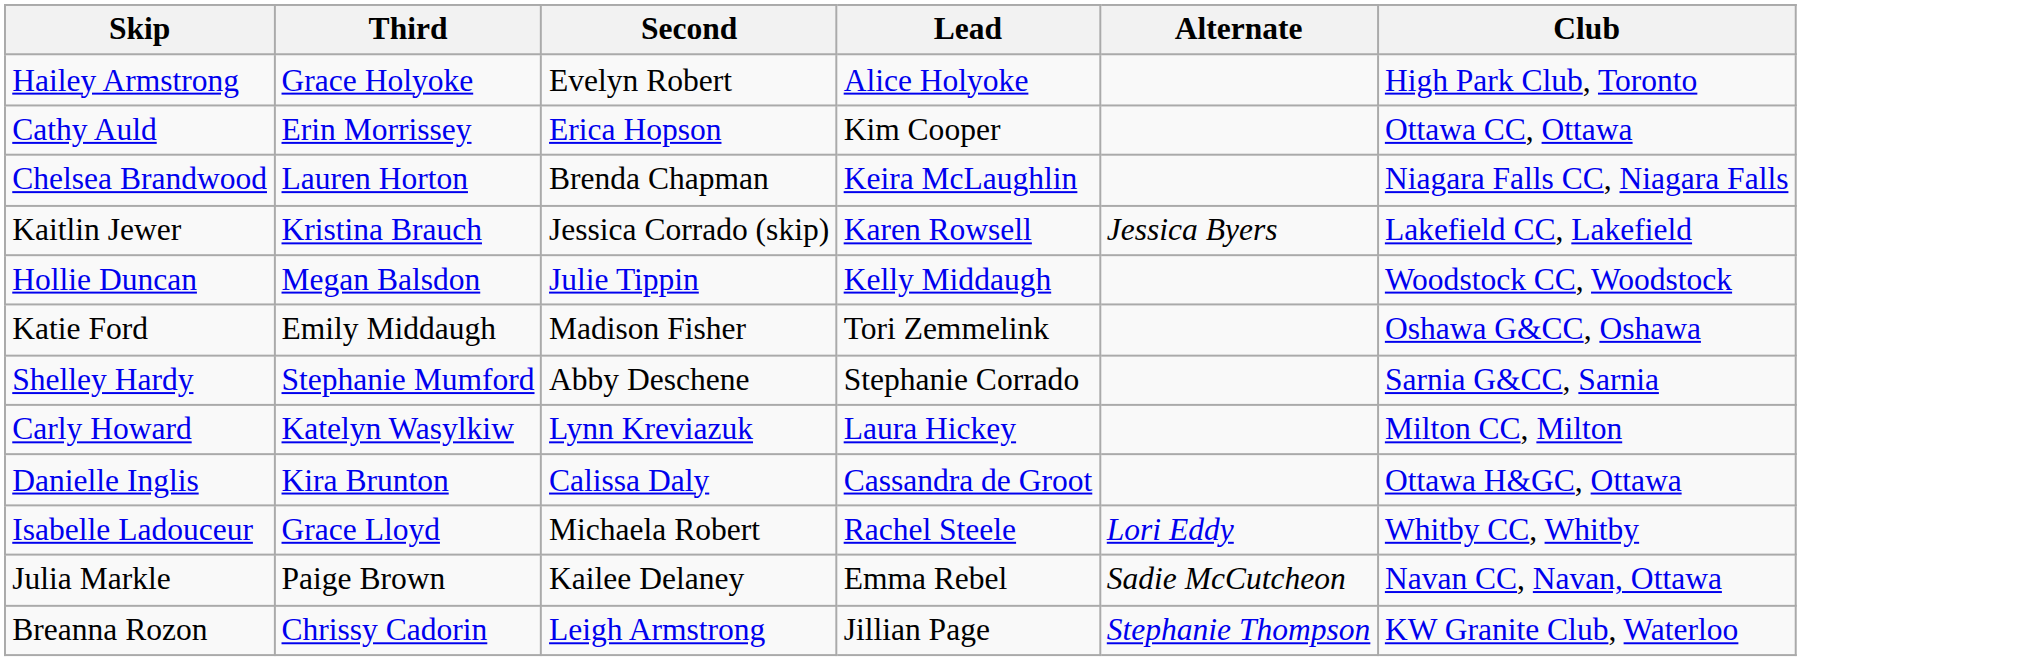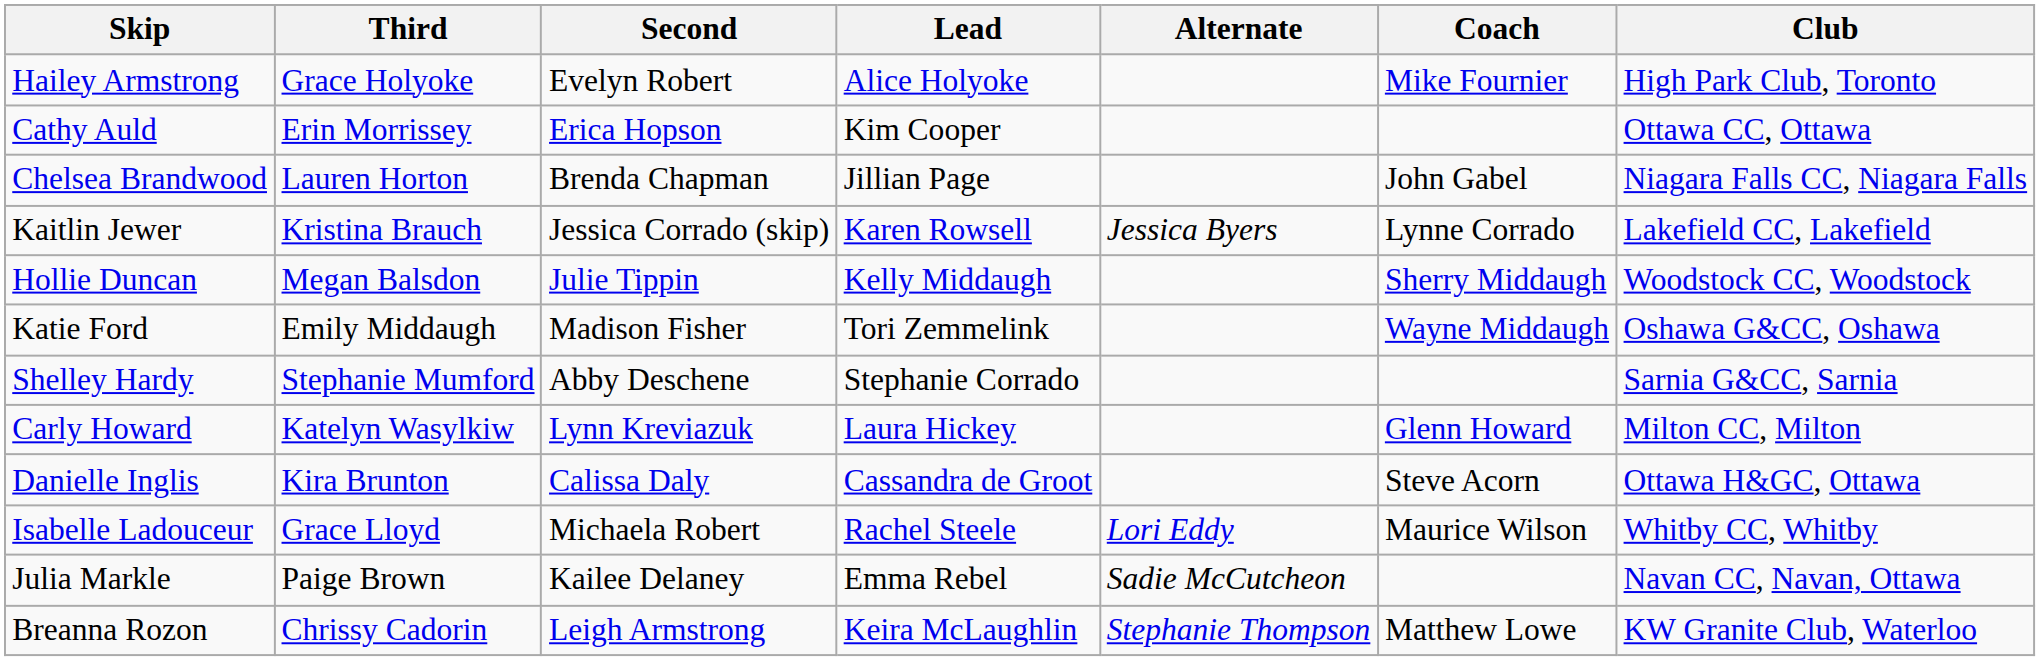+ column: (1497, 29)
(961, 179) Keira McLaughlin -> (917, 179) Jillian Page
(917, 629) Jillian Page -> (961, 629) Keira McLaughlin
